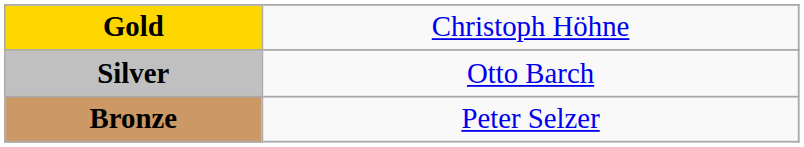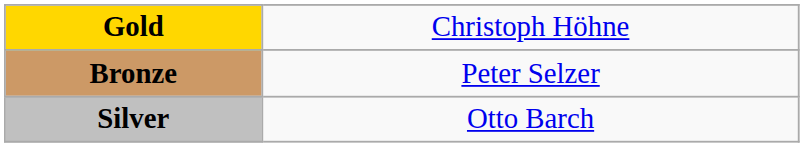rows swapped: (133, 73) <-> (133, 118)
